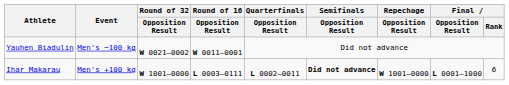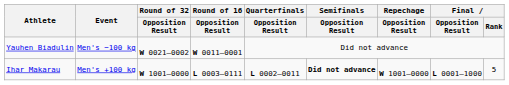(494, 69) 6 -> (494, 69) 5
